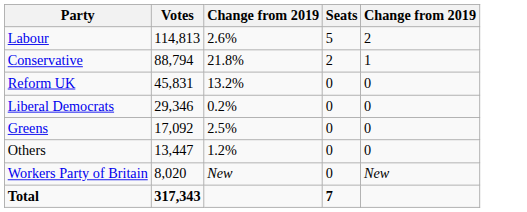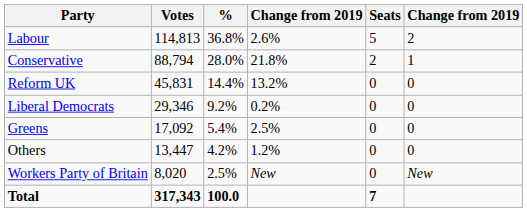+ column: (226, 15)
